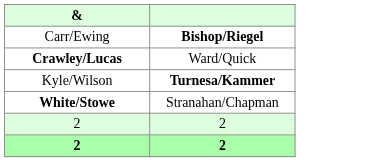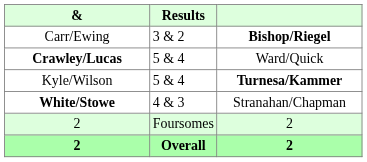+ column: (183, 15)
